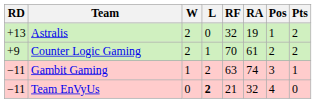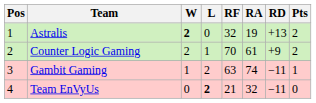columns swapped: (278, 13) <-> (16, 13)
(187, 32) normal -> (187, 32) bold
